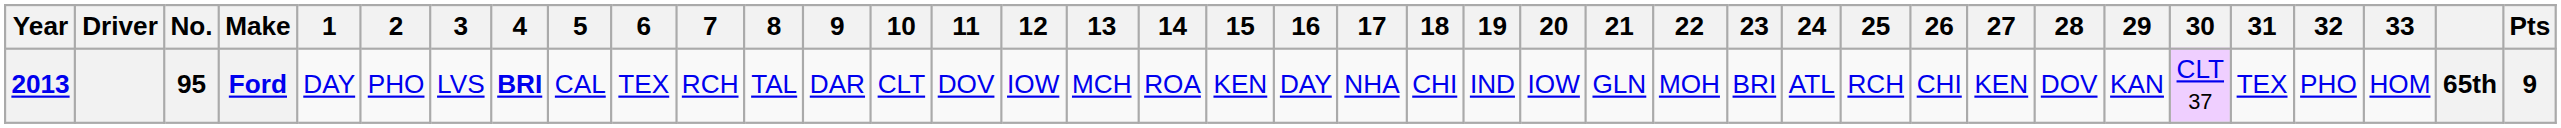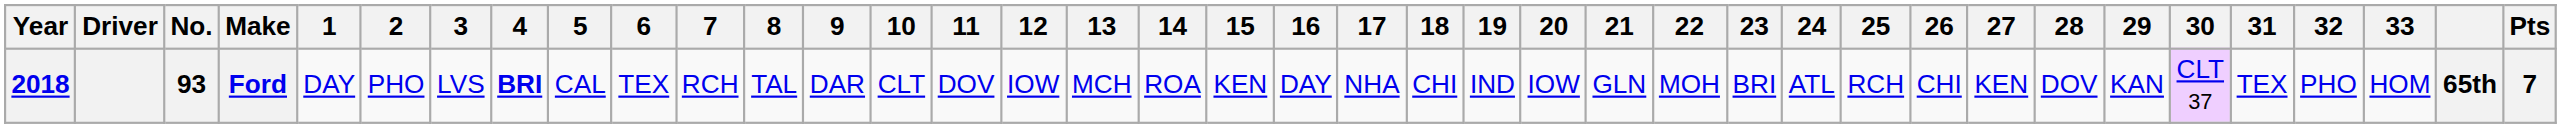(40, 85) 2013 -> (40, 85) 2018
(191, 85) 95 -> (191, 85) 93
(2530, 85) 9 -> (2530, 85) 7
